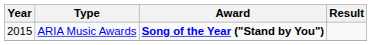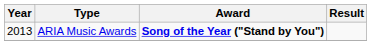(20, 31) 2015 -> (20, 31) 2013
